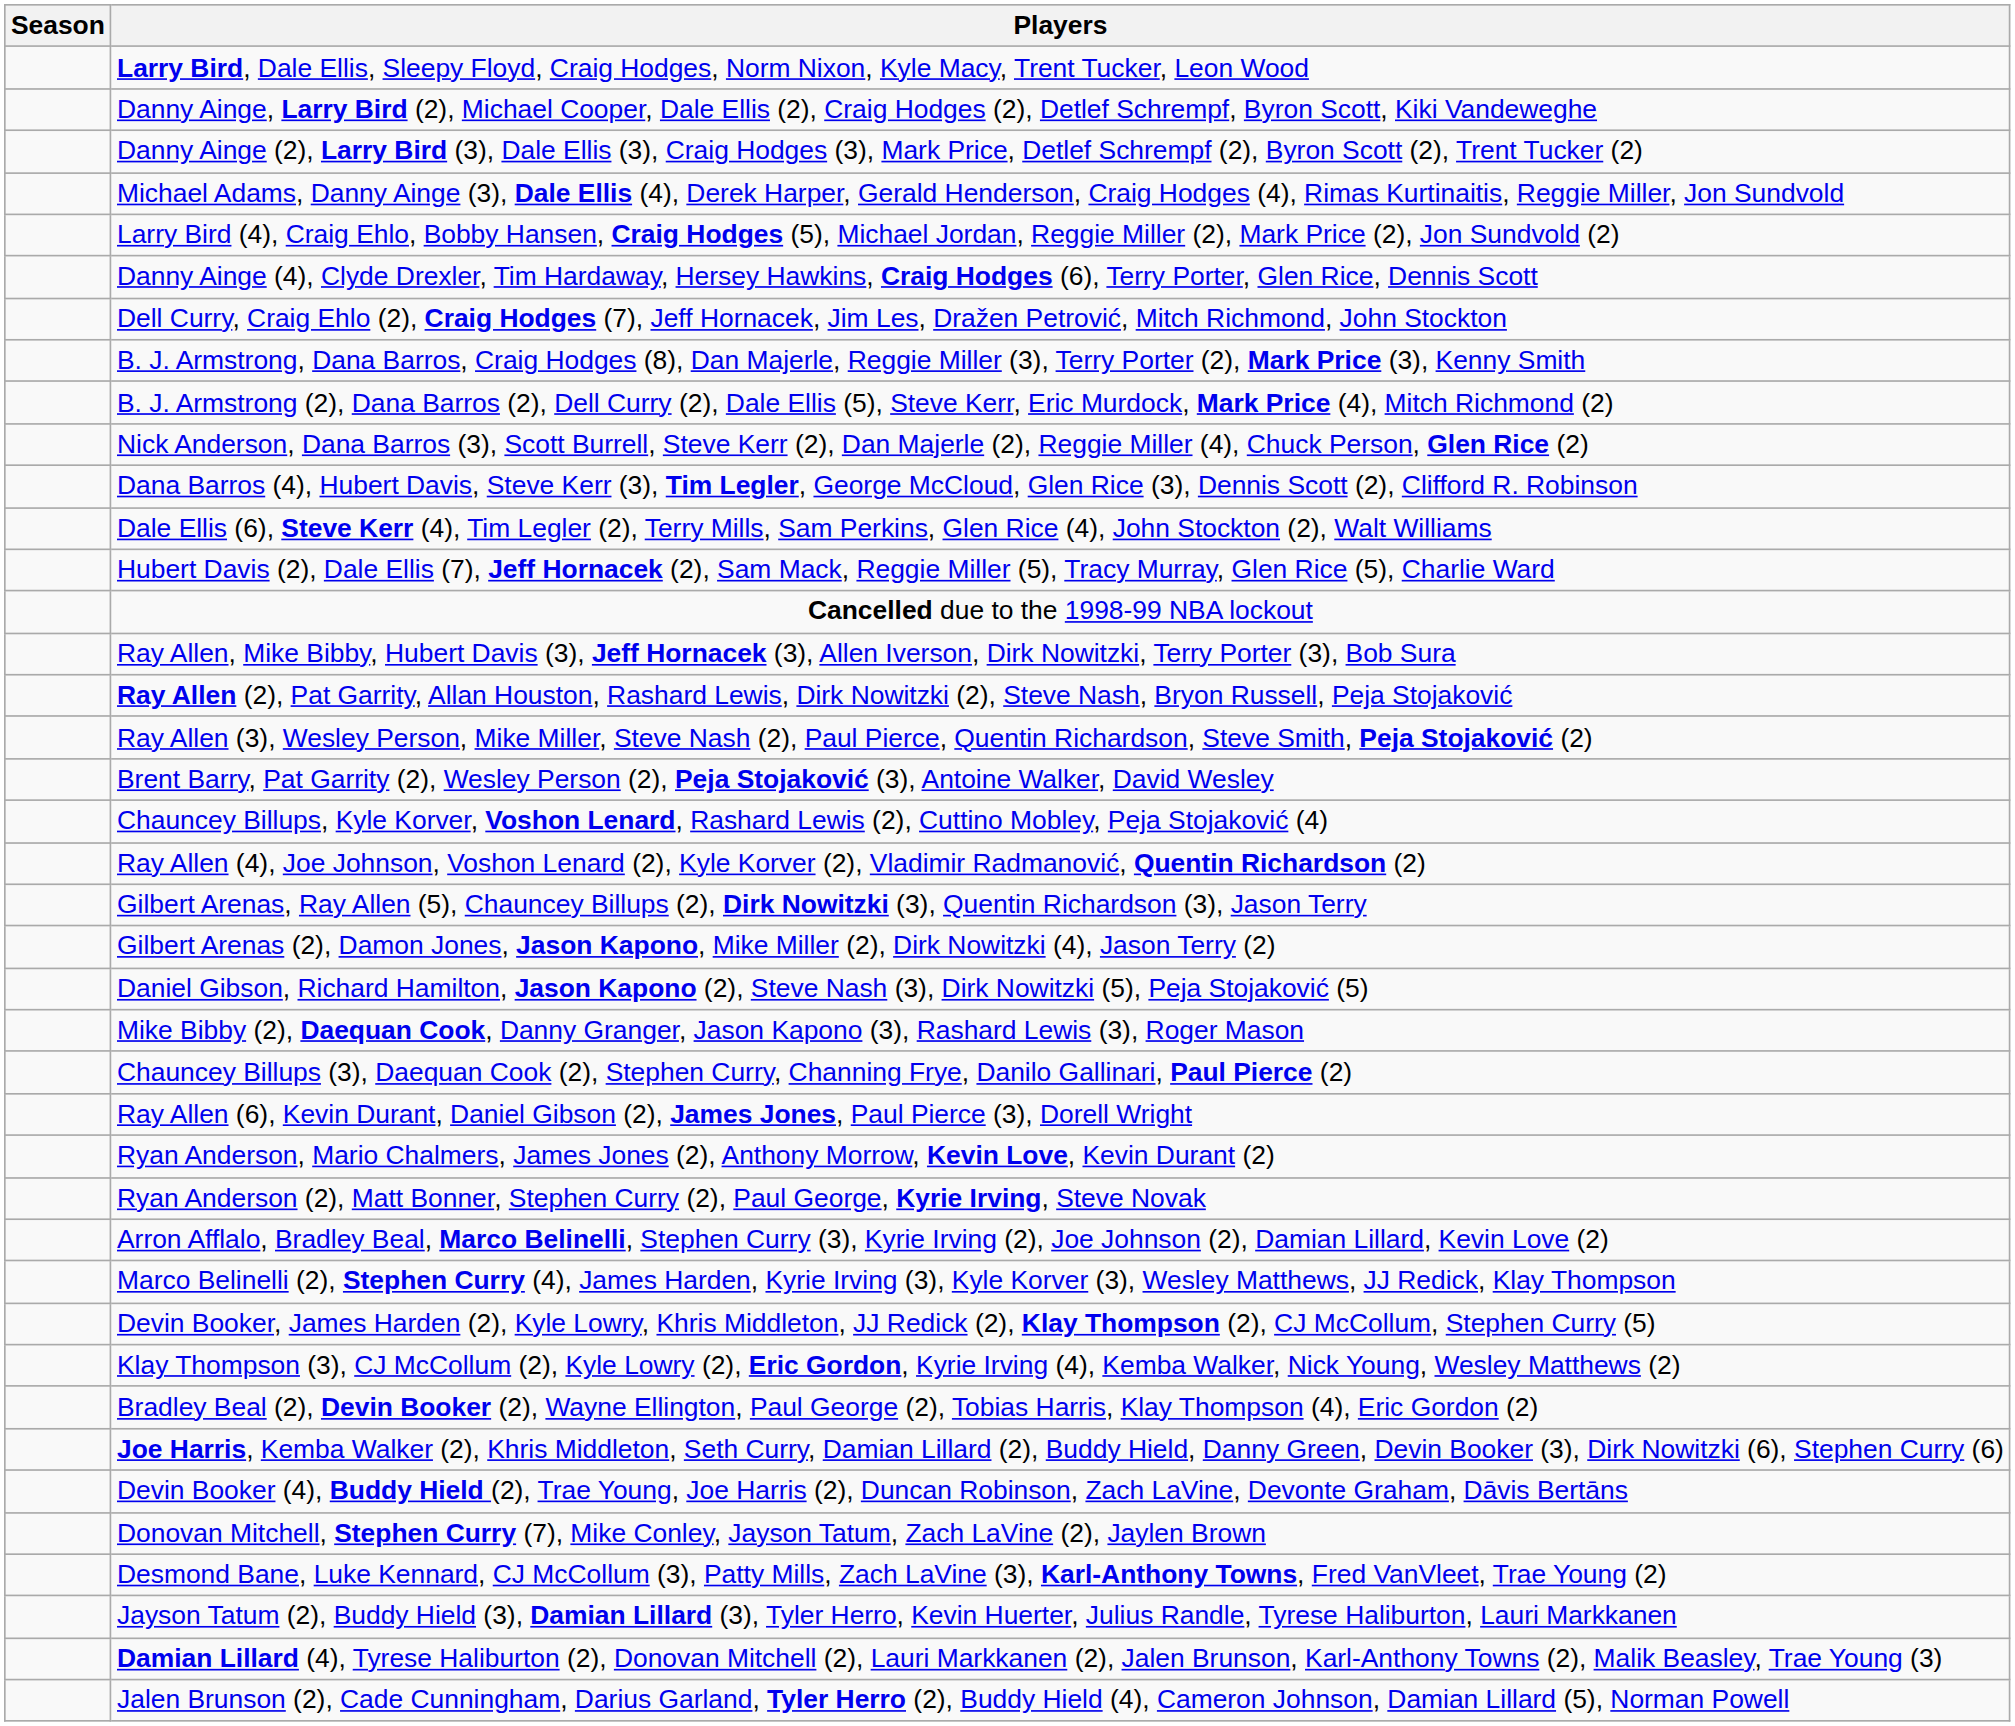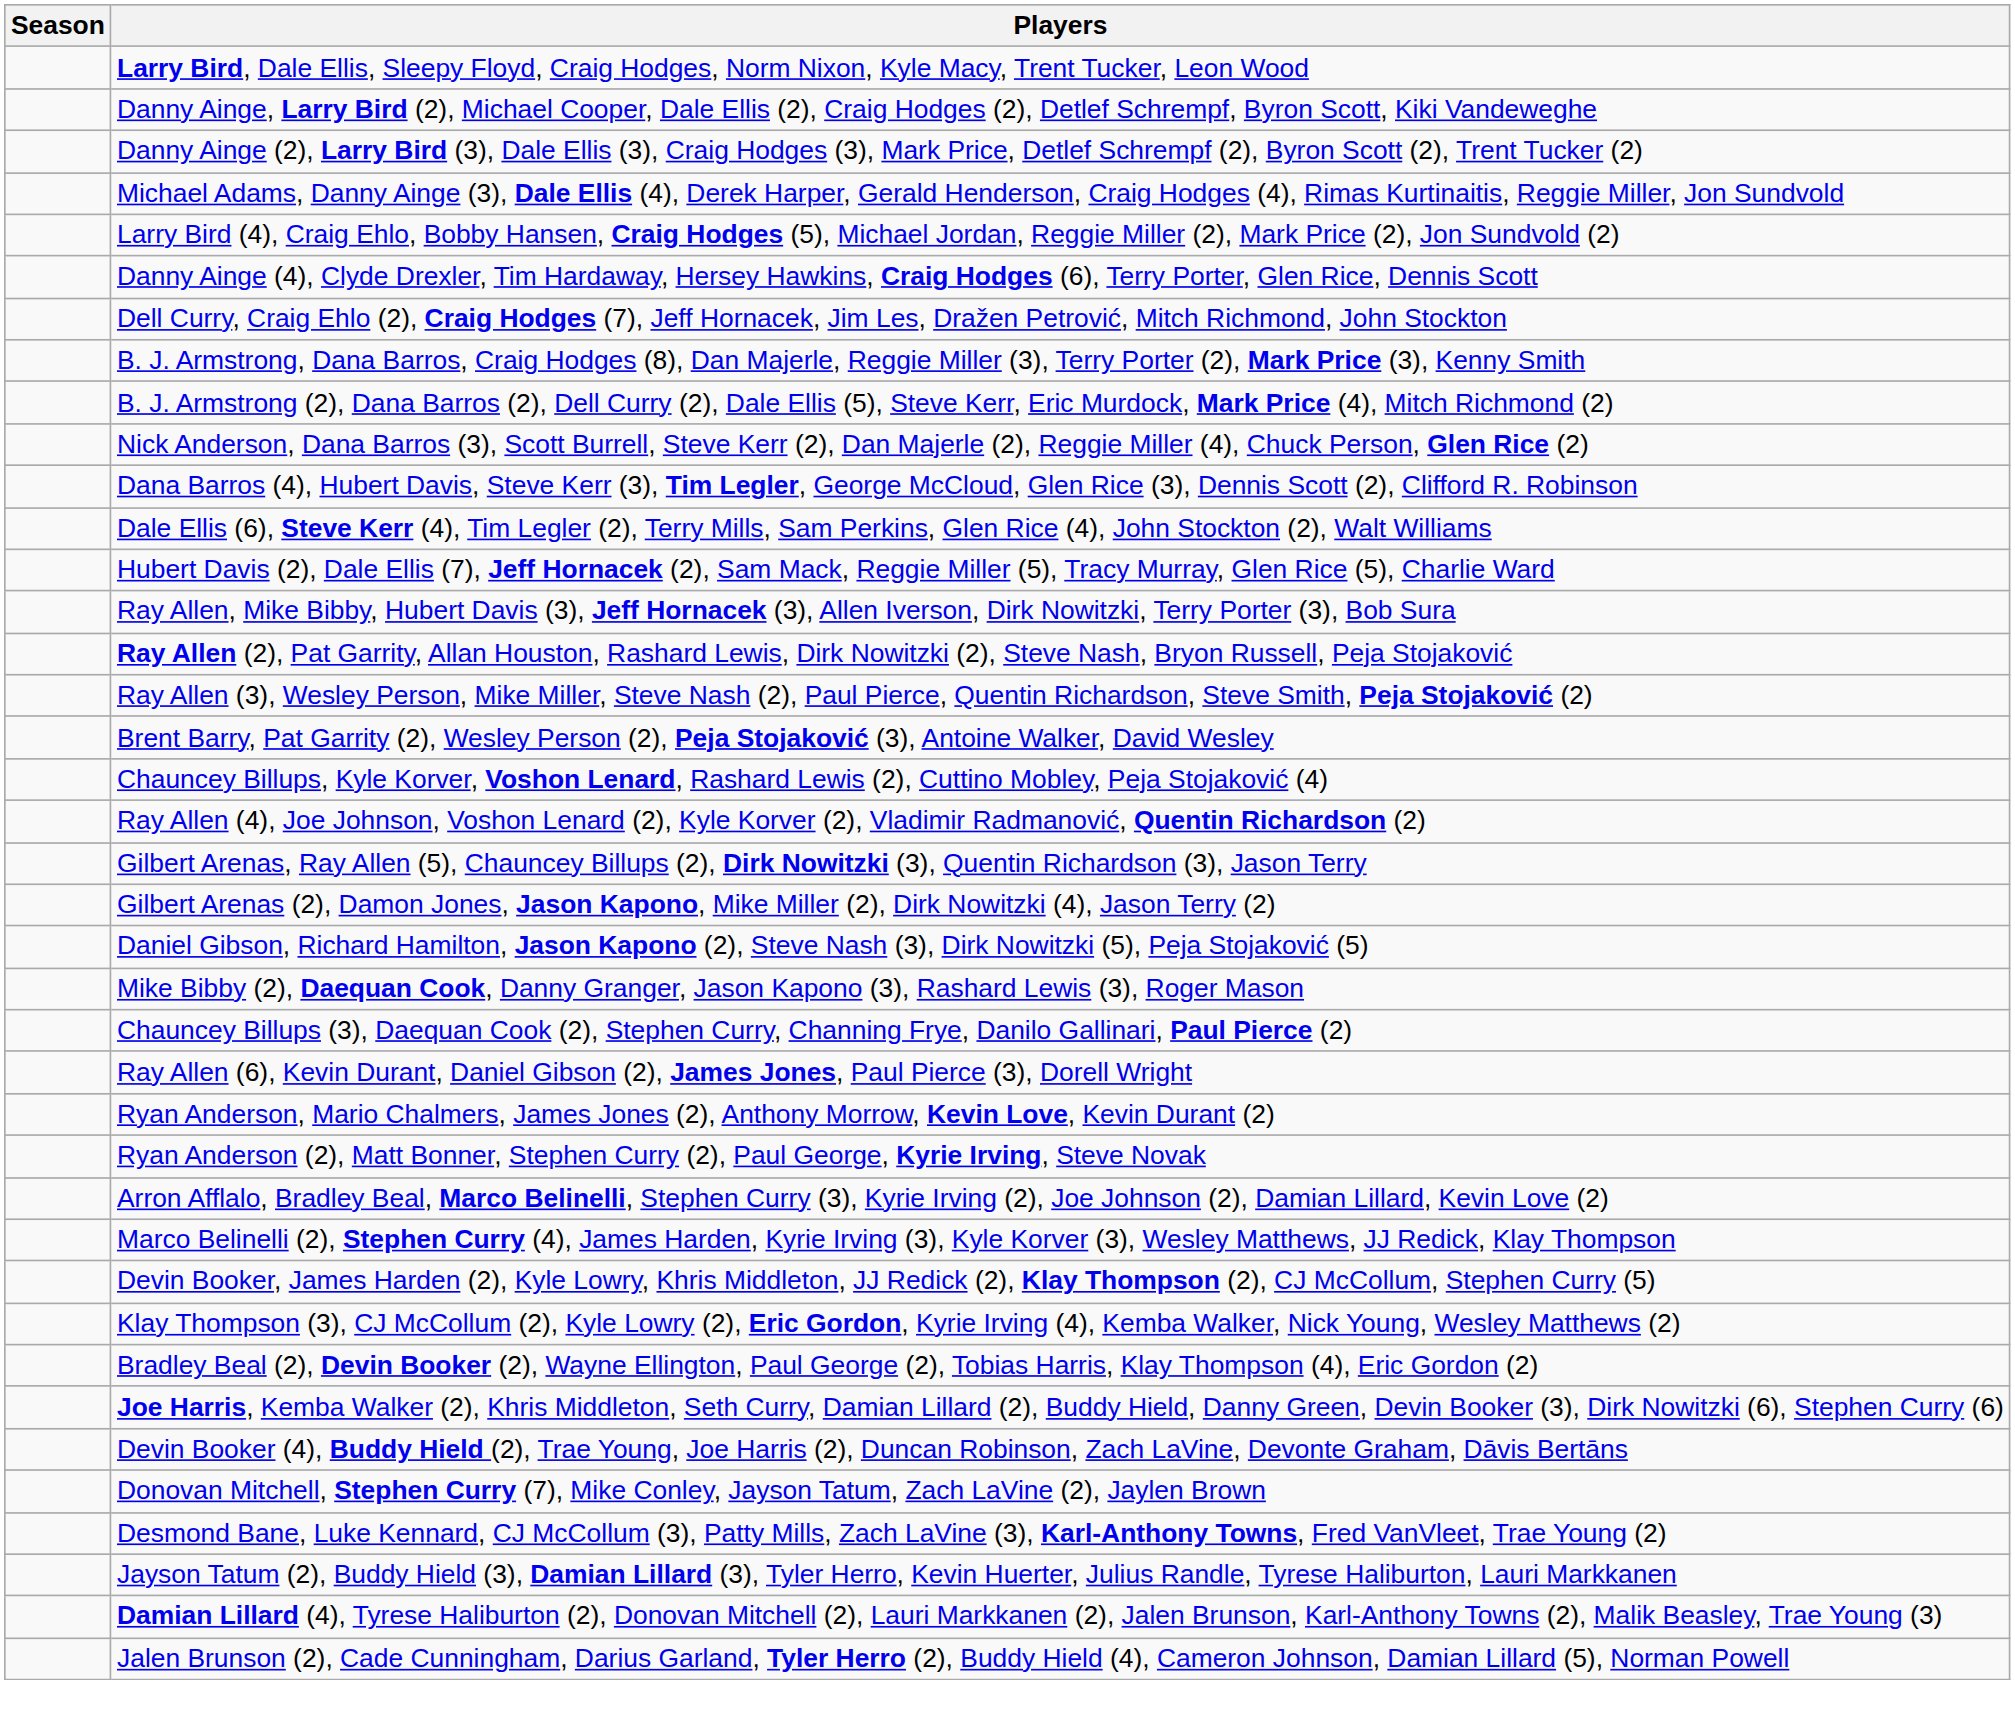- row: (1060, 611)
